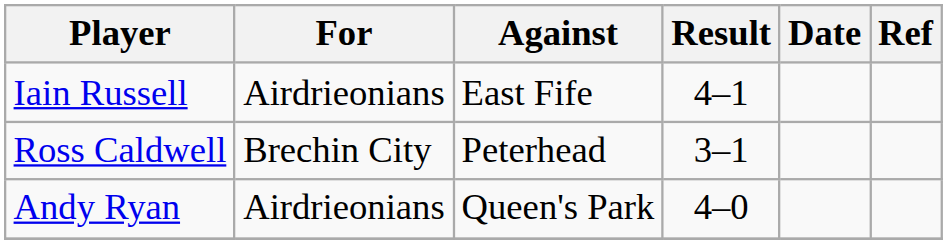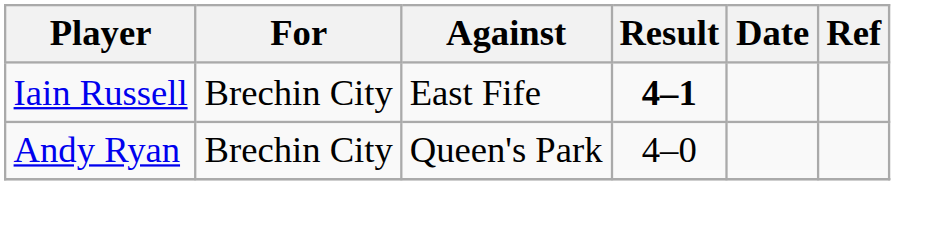(344, 91) Airdrieonians -> (299, 91) Brechin City
(721, 91) normal -> (669, 91) bold
- row: (120, 149)
(344, 207) Airdrieonians -> (299, 149) Brechin City
